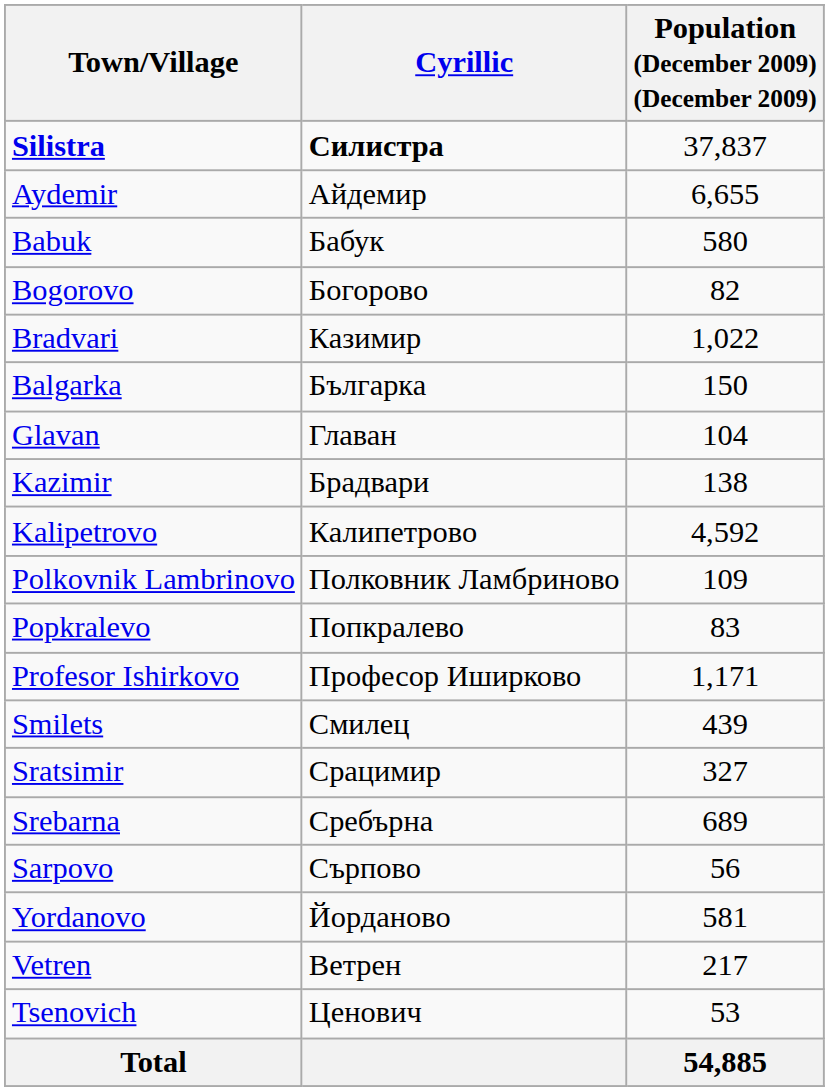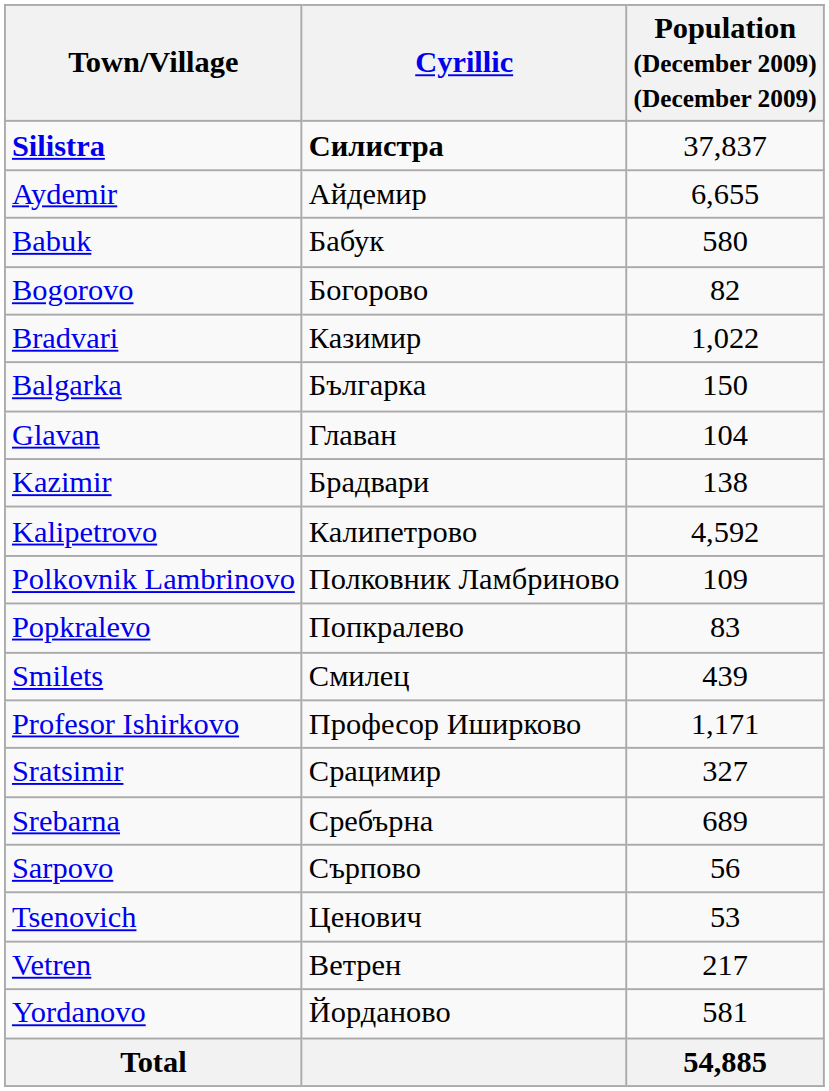rows swapped: (126, 675) <-> (58, 723)
rows swapped: (74, 1013) <-> (79, 916)
